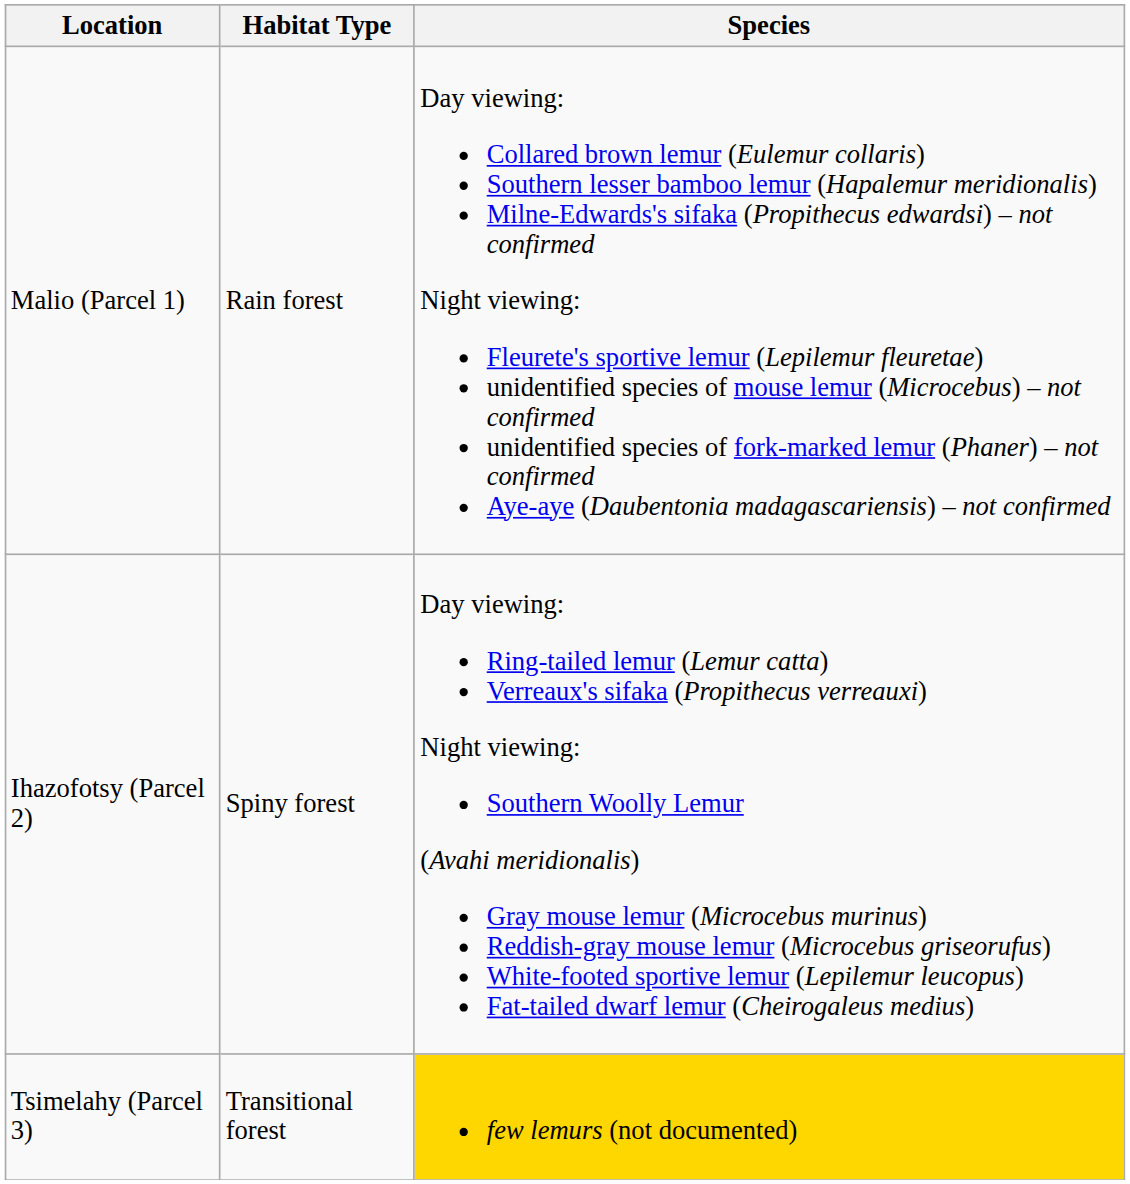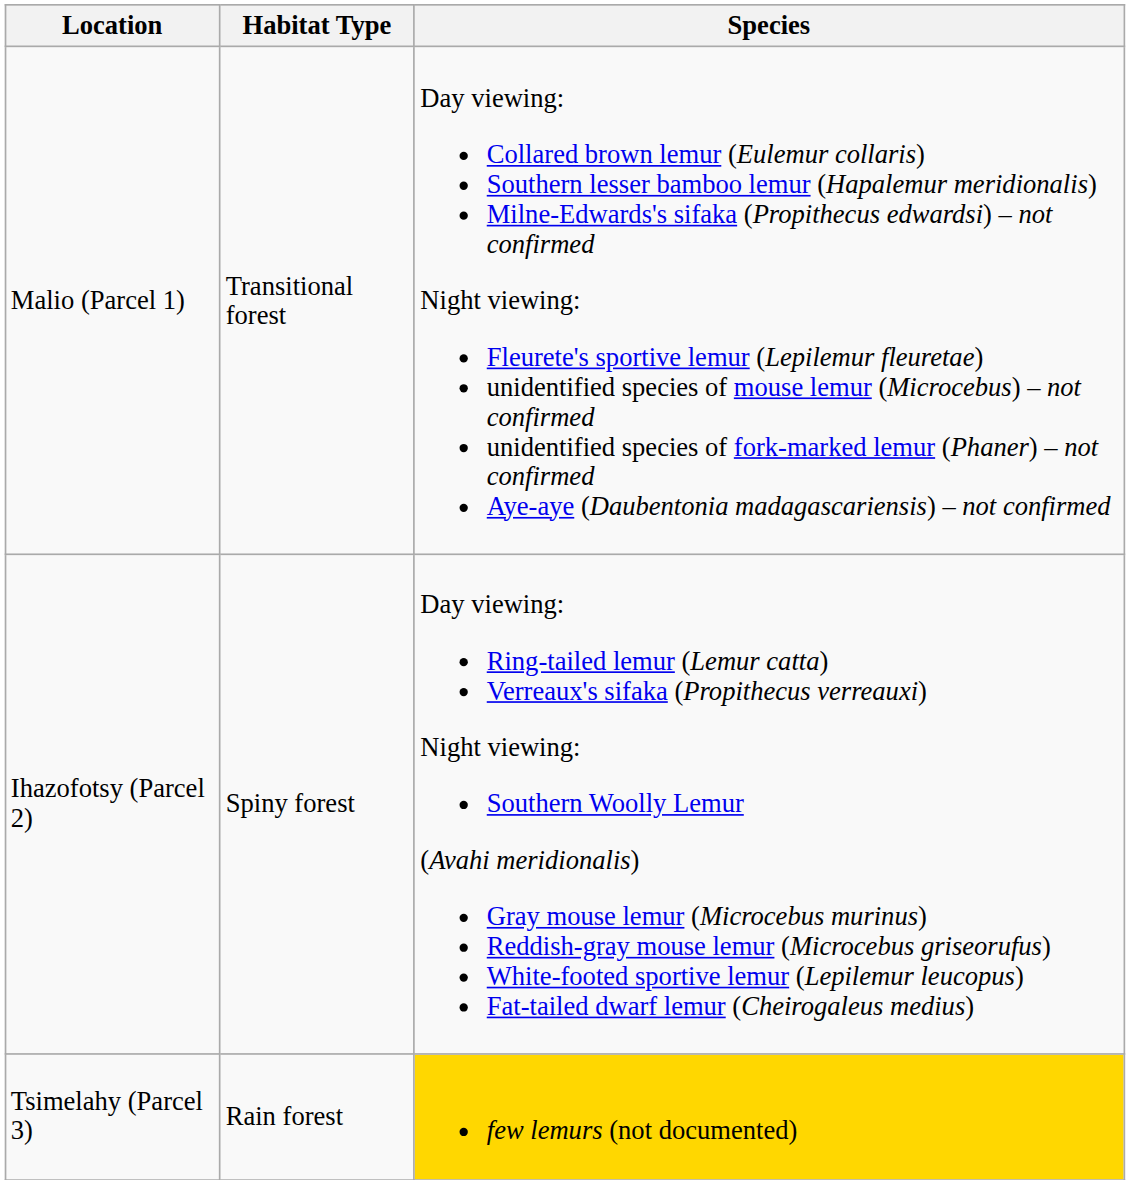(284, 300) Rain forest -> (289, 300) Transitional forest
(289, 1116) Transitional forest -> (284, 1116) Rain forest
